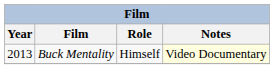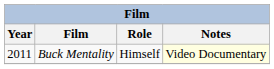(20, 53) 2013 -> (20, 53) 2011
